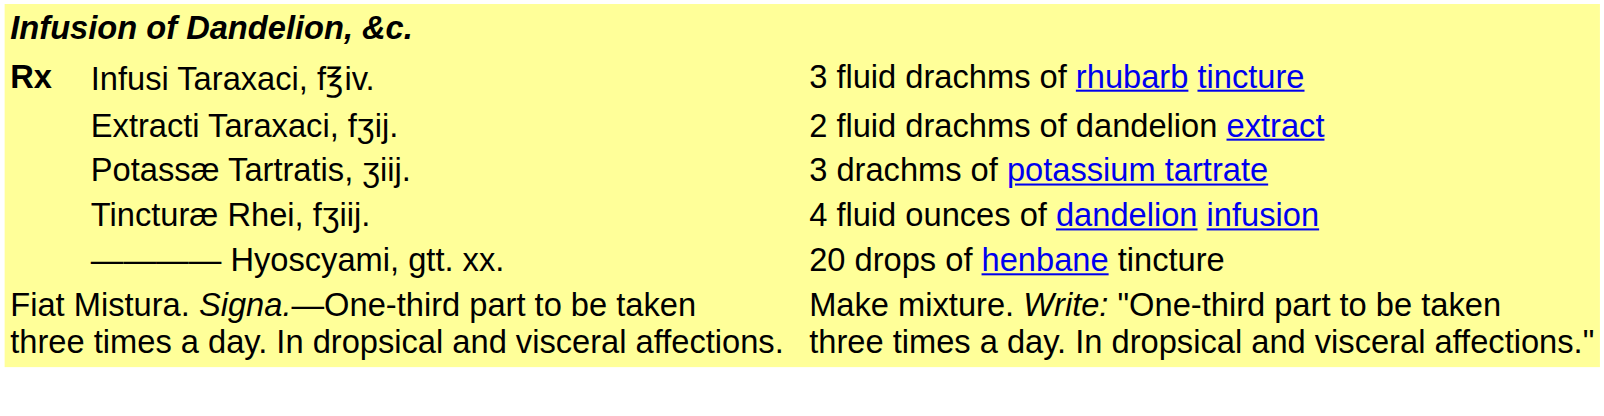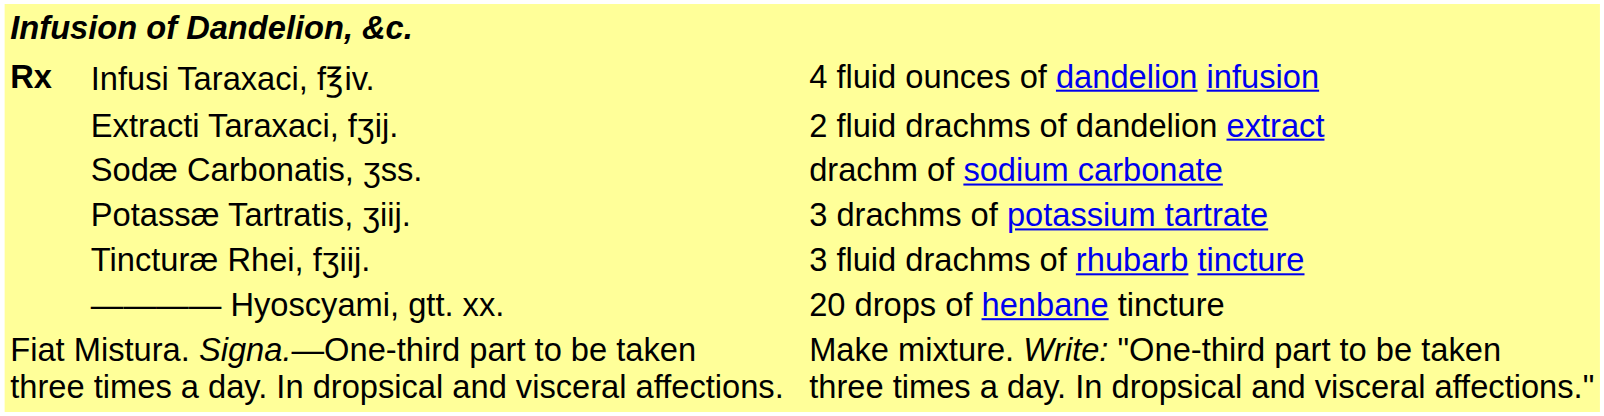(1057, 76) 3 fluid drachms of rhubarb tincture -> (1064, 76) 4 fluid ounces of dandelion infusion
+ row: (257, 170)
(1064, 215) 4 fluid ounces of dandelion infusion -> (1057, 260) 3 fluid drachms of rhubarb tincture
